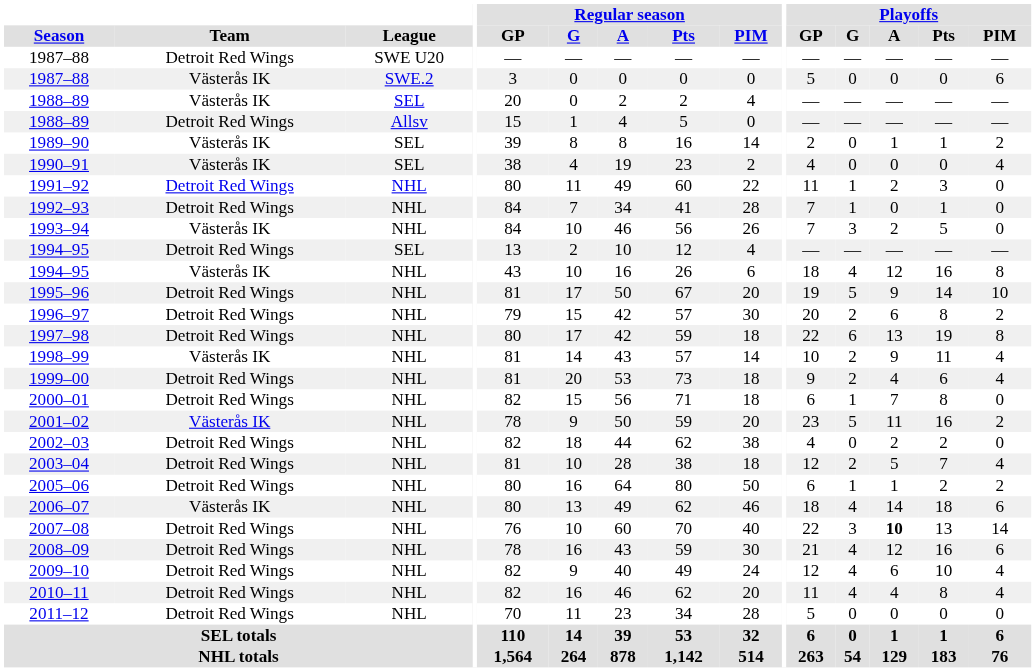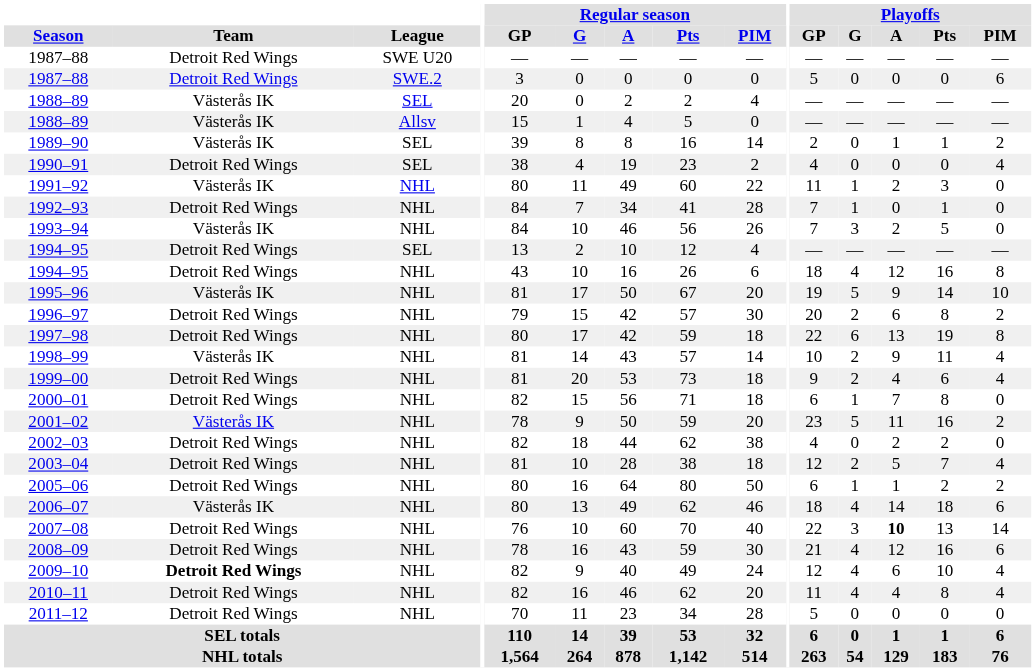(230, 78) Västerås IK -> (233, 78) Detroit Red Wings
(230, 121) Detroit Red Wings -> (233, 121) Västerås IK
(230, 164) Västerås IK -> (233, 164) Detroit Red Wings
(230, 185) Detroit Red Wings -> (233, 185) Västerås IK
(230, 271) Västerås IK -> (233, 271) Detroit Red Wings
(230, 292) Detroit Red Wings -> (233, 292) Västerås IK
(230, 571) normal -> (233, 571) bold
